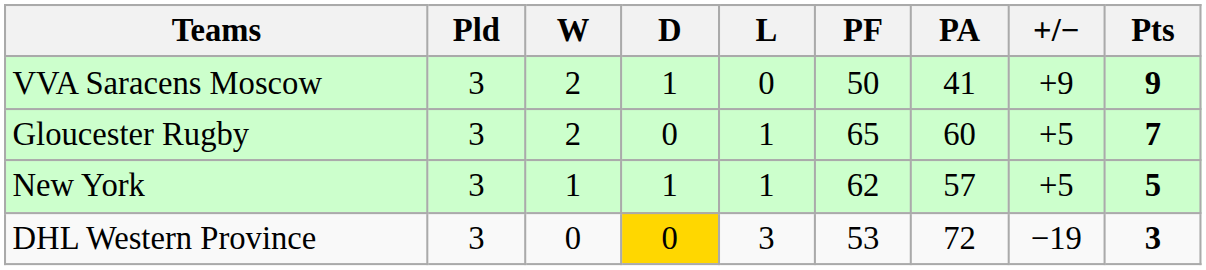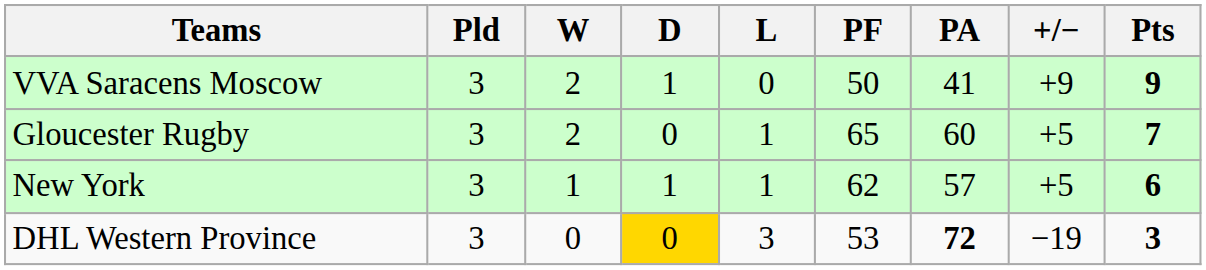(1153, 185) 5 -> (1153, 185) 6
(960, 237) normal -> (960, 237) bold
